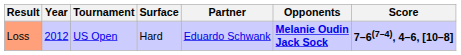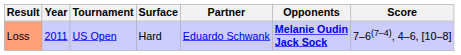(56, 36) 2012 -> (56, 36) 2011
(404, 36) bold -> (402, 36) normal
